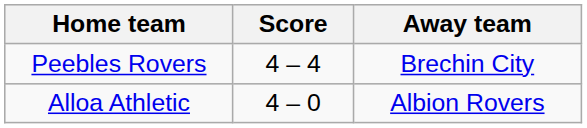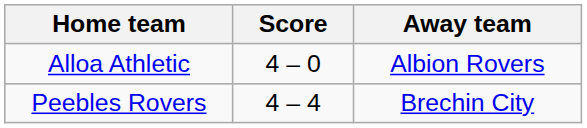rows swapped: (119, 102) <-> (119, 63)
